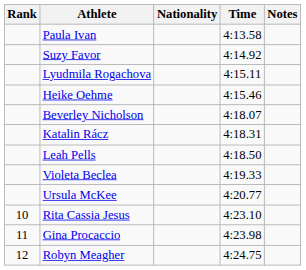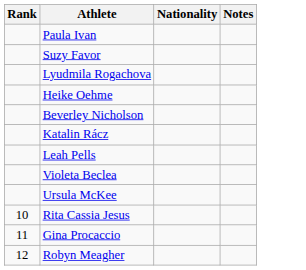- column: (242, 14)
